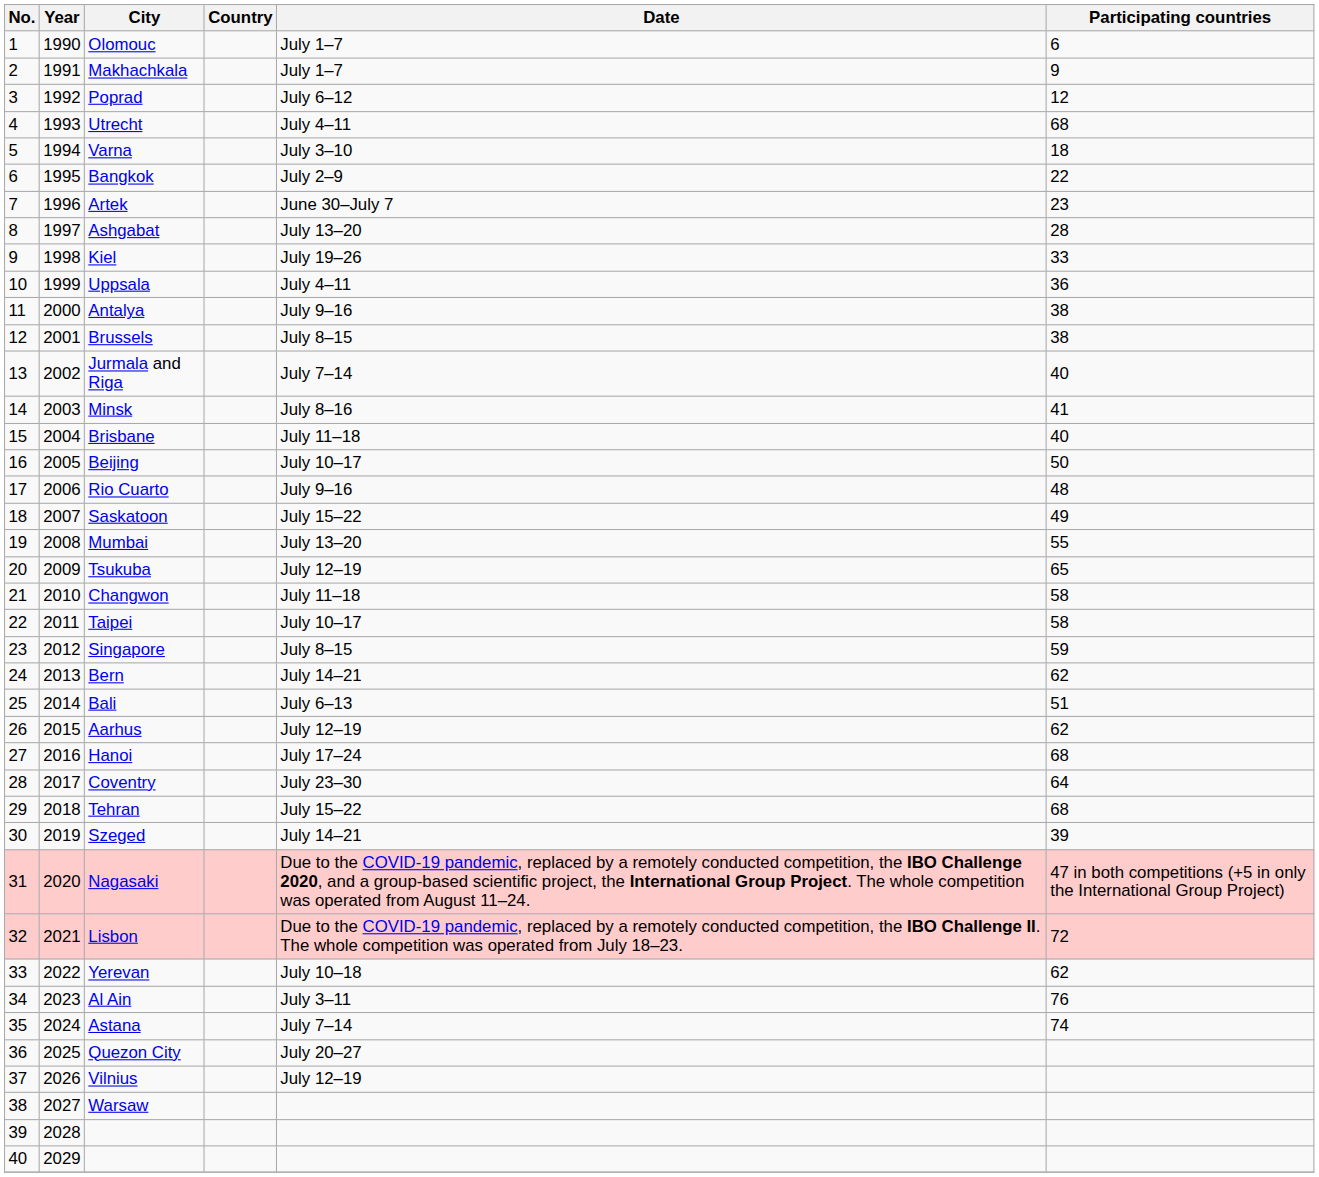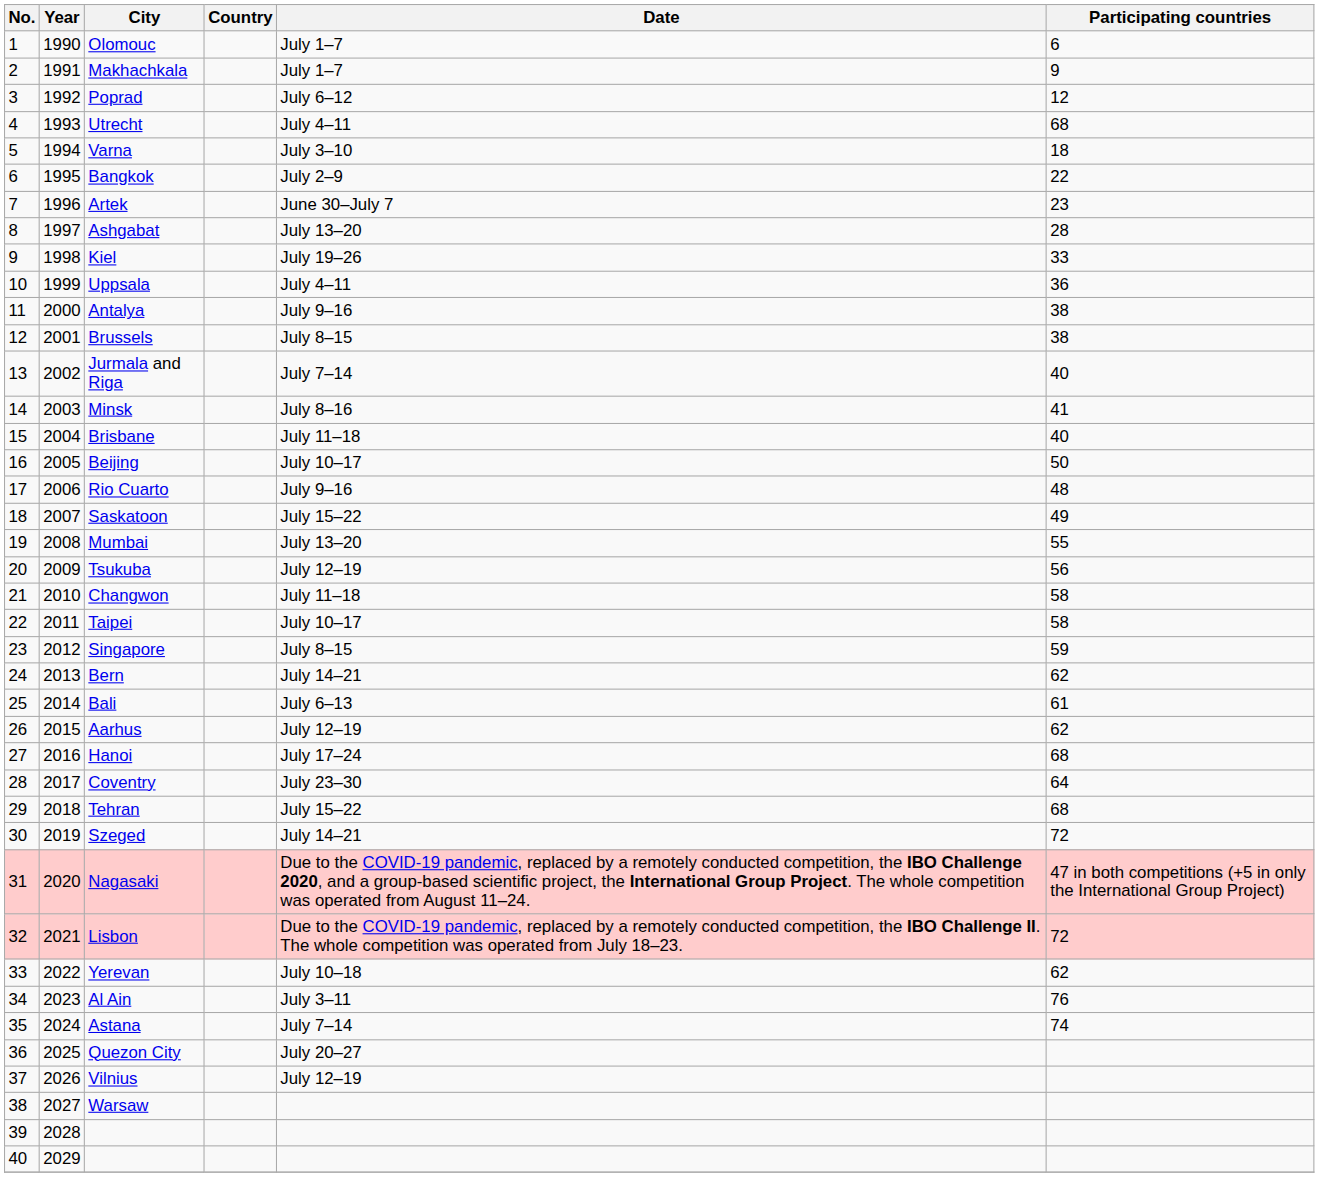(1060, 569) 65 -> (1060, 569) 56
(1060, 702) 51 -> (1060, 702) 61
(1060, 836) 39 -> (1060, 836) 72
